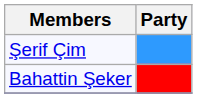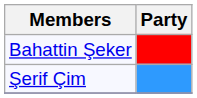rows swapped: (47, 49) <-> (70, 79)
